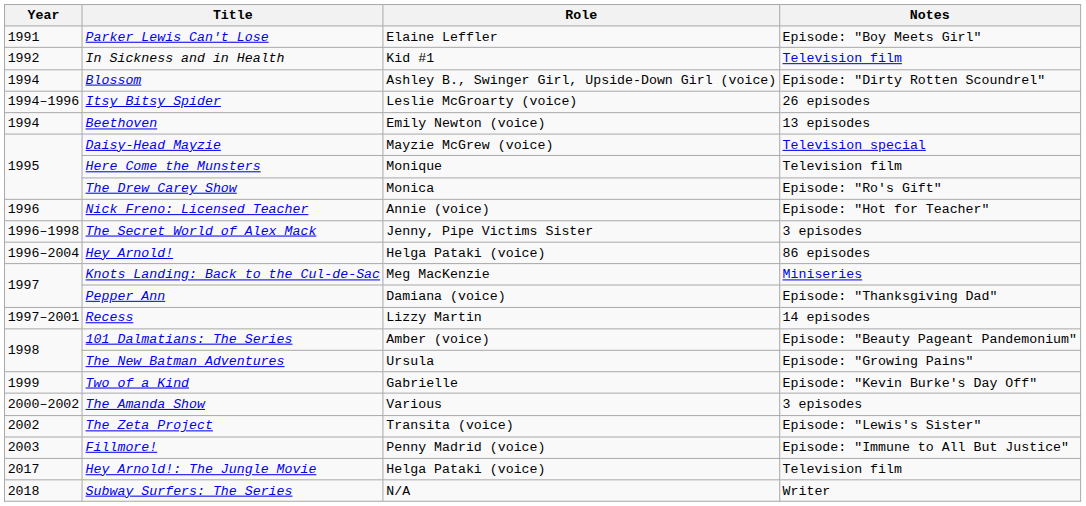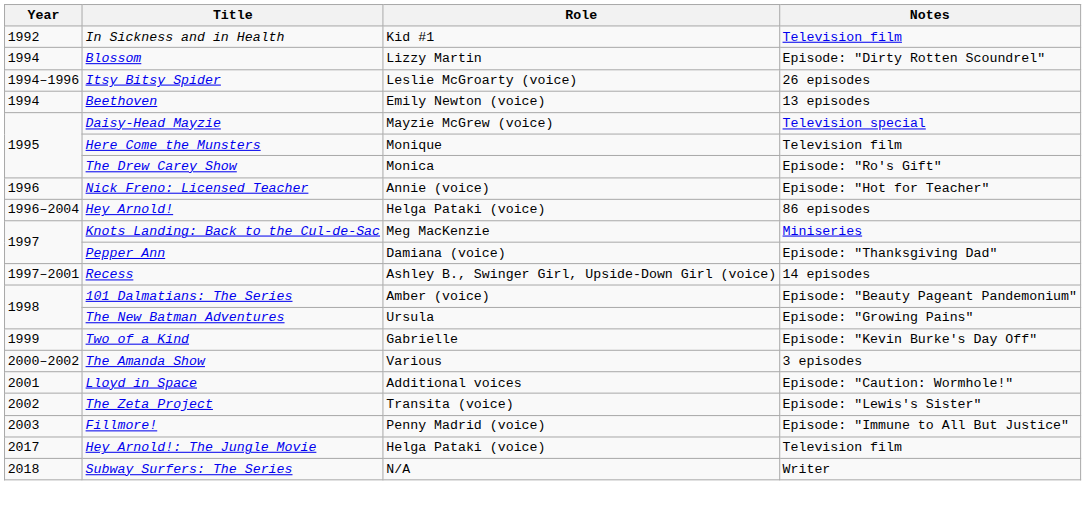- row: (177, 37)
(581, 80) Ashley B., Swinger Girl, Upside-Down Girl (voice) -> (434, 59) Lizzy Martin
- row: (201, 231)
(434, 318) Lizzy Martin -> (581, 275) Ashley B., Swinger Girl, Upside-Down Girl (voice)
+ row: (141, 383)
